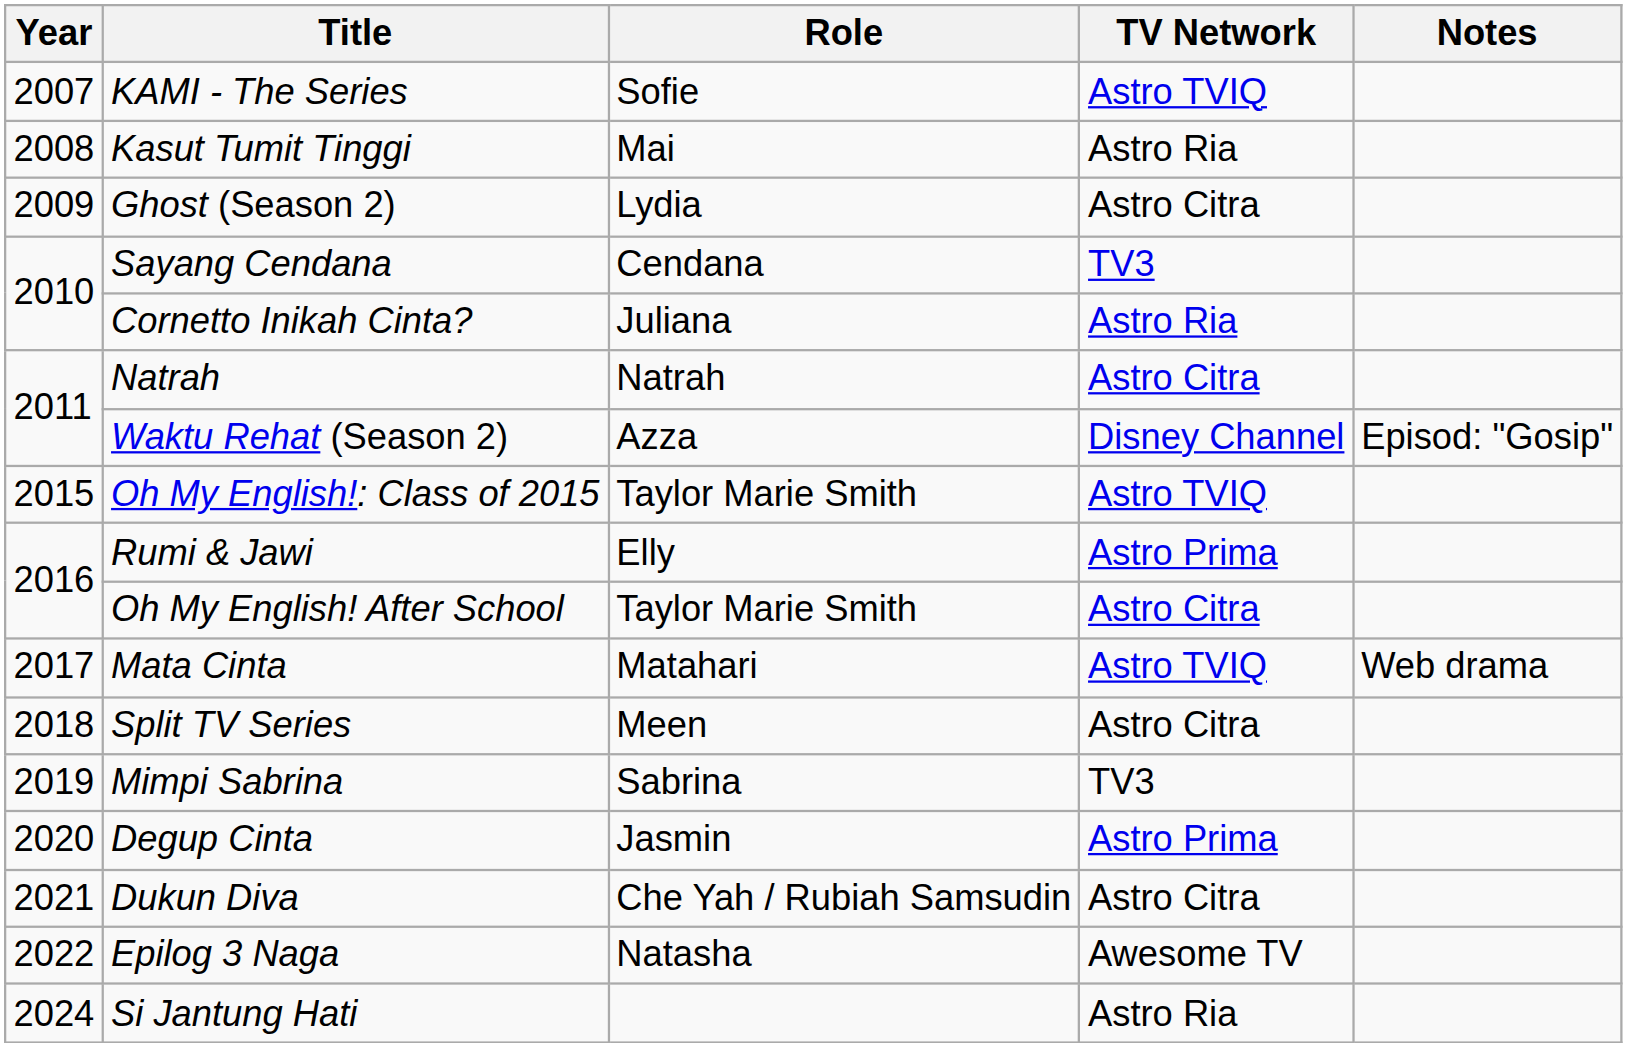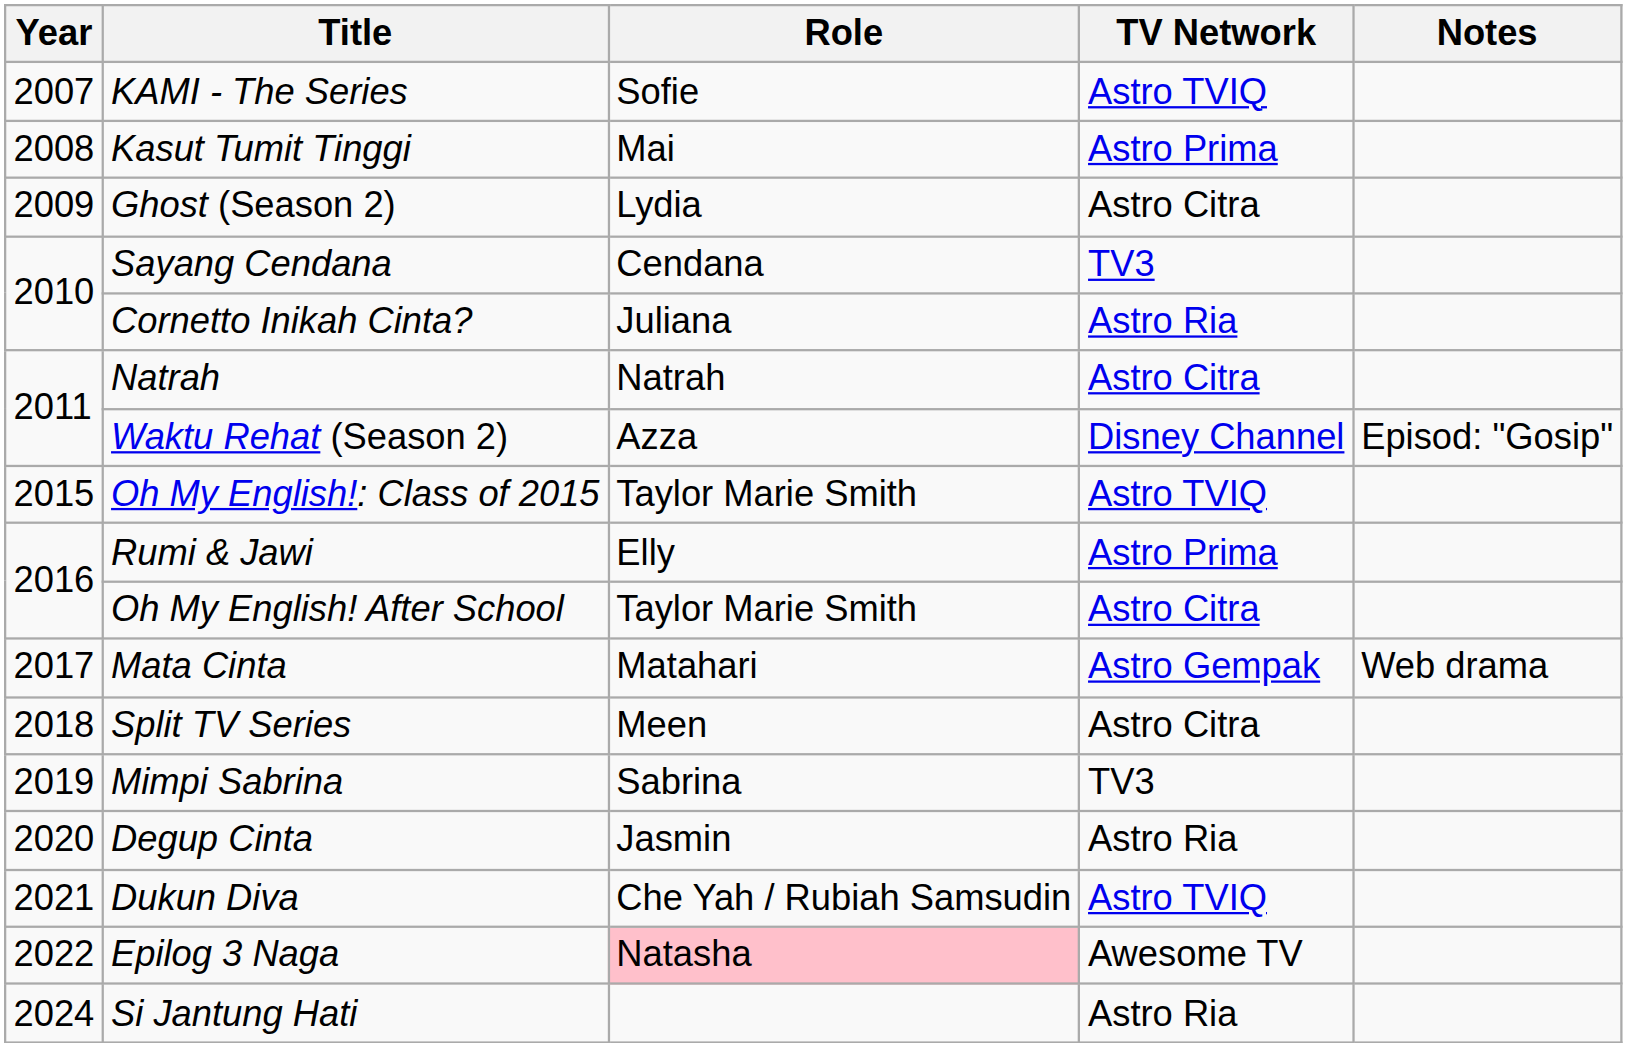(1163, 148) Astro Ria -> (1183, 148) Astro Prima
(1178, 666) Astro TVIQ -> (1204, 666) Astro Gempak
(1183, 839) Astro Prima -> (1163, 839) Astro Ria
(1174, 897) Astro Citra -> (1178, 897) Astro TVIQ
(684, 954) no background -> (684, 954) pink background
